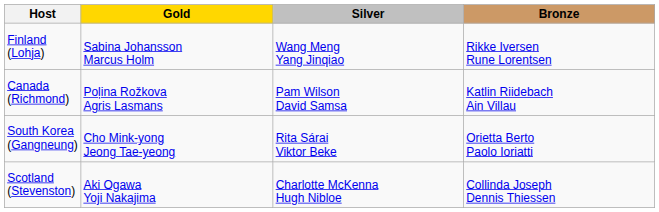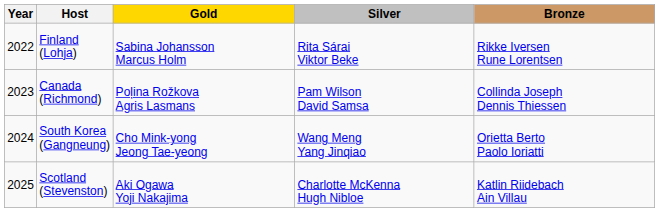+ column: (20, 14)
(310, 53) Wang Meng Yang Jinqiao -> (328, 53) Rita Sárai Viktor Beke
(510, 99) Katlin Riidebach Ain Villau -> (522, 99) Collinda Joseph Dennis Thiessen
(306, 145) Rita Sárai Viktor Beke -> (332, 145) Wang Meng Yang Jinqiao
(511, 191) Collinda Joseph Dennis Thiessen -> (520, 191) Katlin Riidebach Ain Villau
